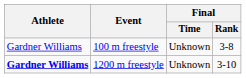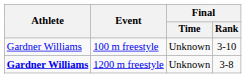(227, 47) 3-8 -> (227, 47) 3-10
(227, 64) 3-10 -> (227, 64) 3-8
